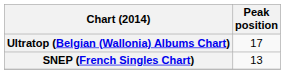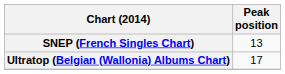rows swapped: (118, 43) <-> (118, 60)
